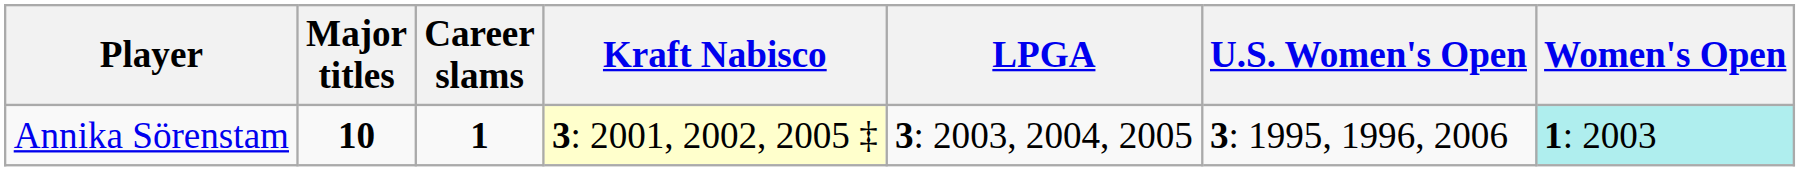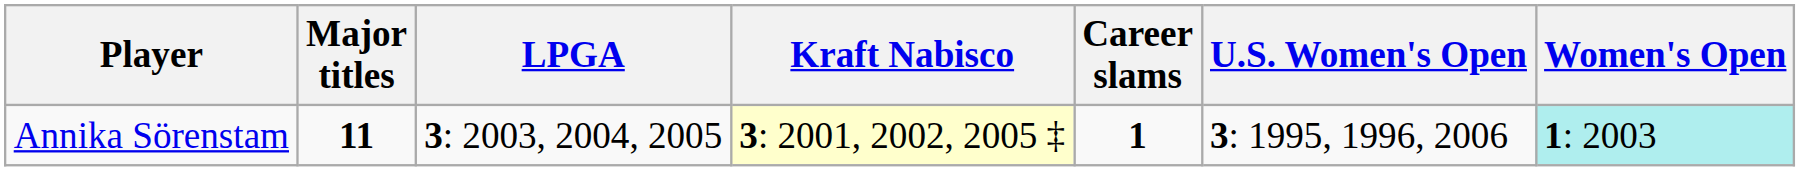columns swapped: (480, 54) <-> (1044, 54)
(357, 134) 10 -> (357, 134) 11
